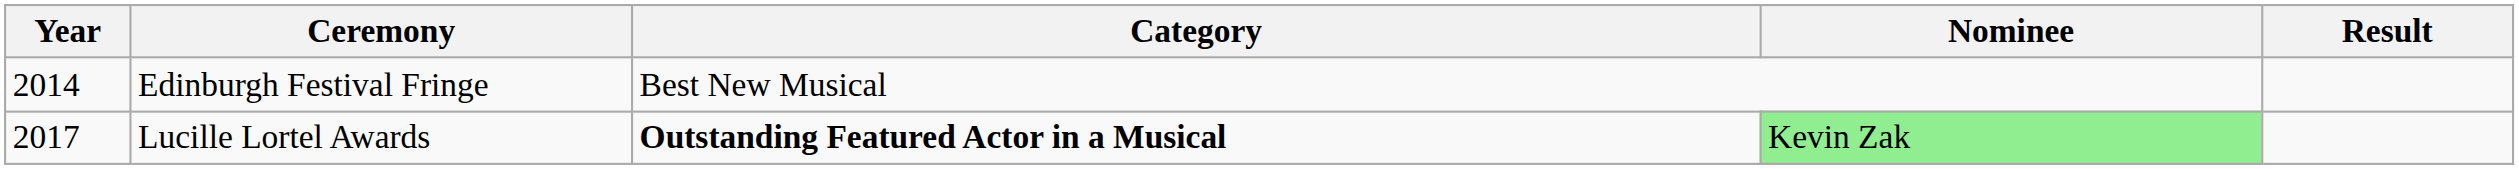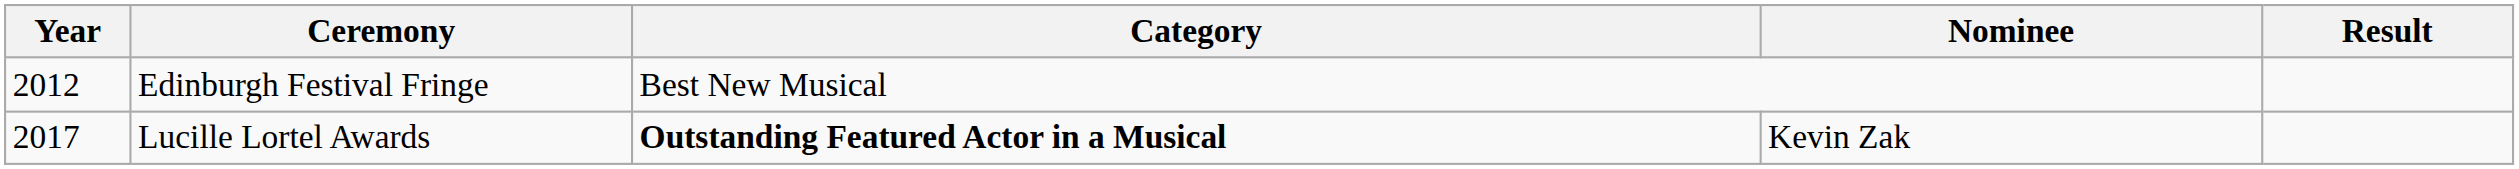(46, 84) 2014 -> (46, 84) 2012
(1839, 137) lightgreen background -> (1839, 137) no background
